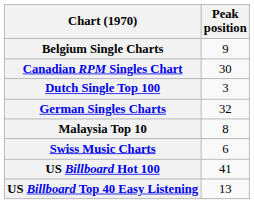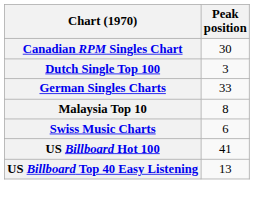- row: (103, 48)
(225, 108) 32 -> (225, 88) 33
